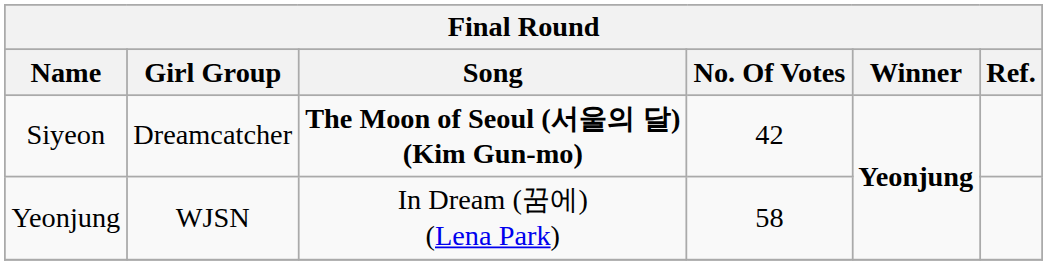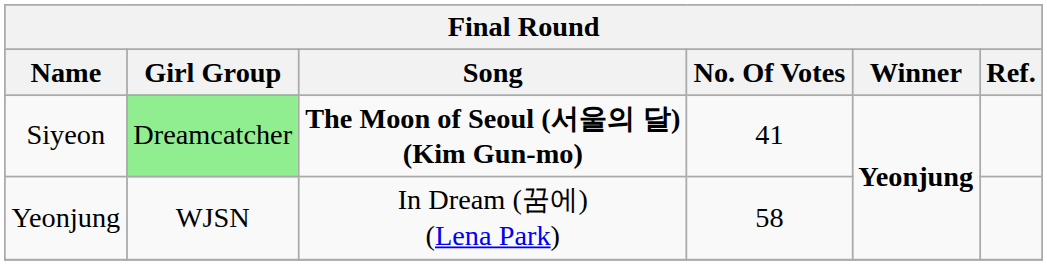(213, 135) no background -> (213, 135) lightgreen background
(769, 135) 42 -> (769, 135) 41
